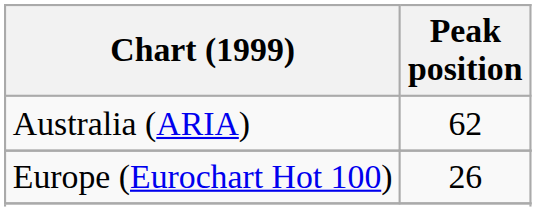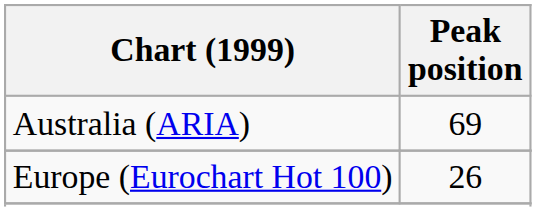(465, 122) 62 -> (465, 122) 69
